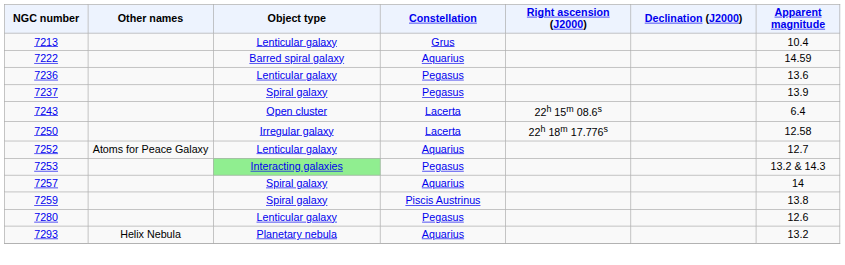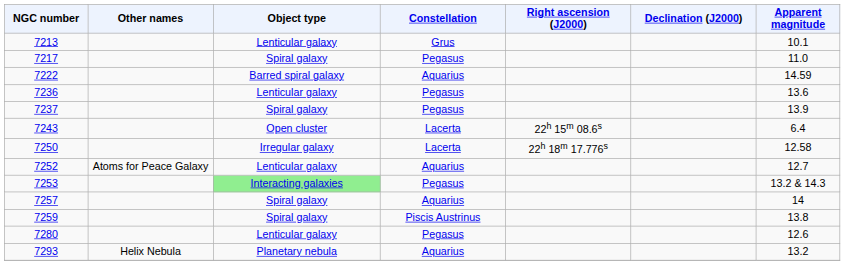(798, 42) 10.4 -> (798, 42) 10.1
+ row: (46, 59)
